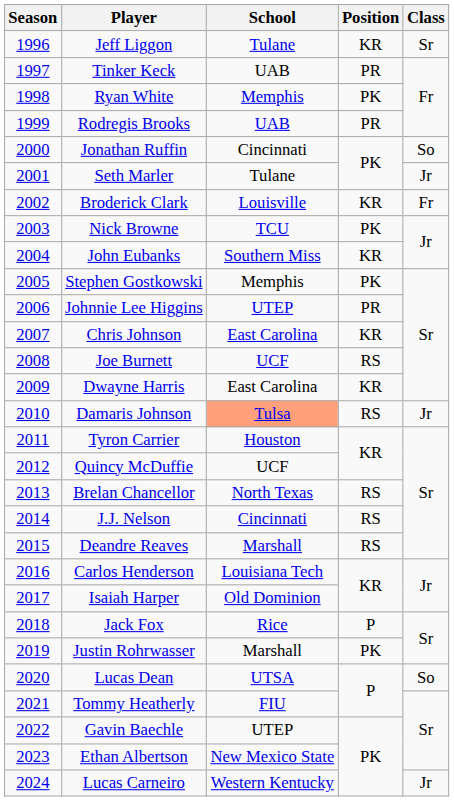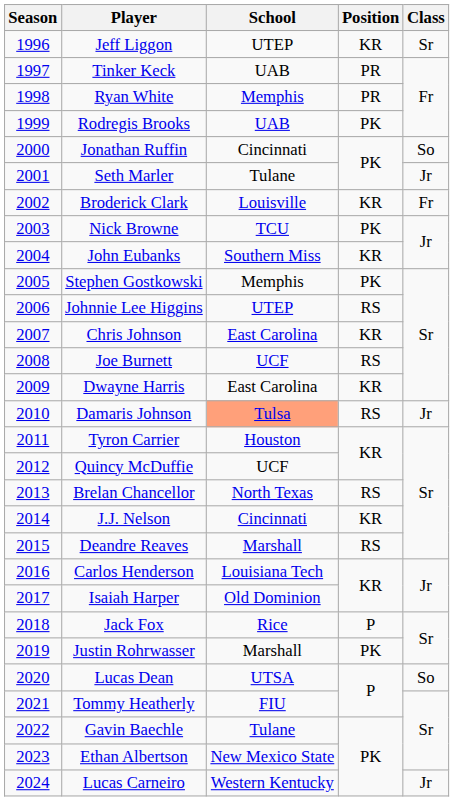(272, 44) Tulane -> (272, 44) UTEP
(371, 96) PK -> (371, 96) PR
(371, 123) PR -> (371, 123) PK
(371, 307) PR -> (371, 307) RS
(371, 519) RS -> (371, 519) KR
(272, 730) UTEP -> (272, 730) Tulane
